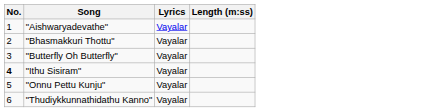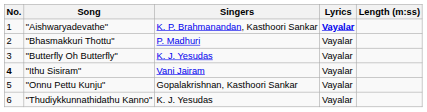+ column: (237, 12)
(172, 27) normal -> (338, 27) bold
